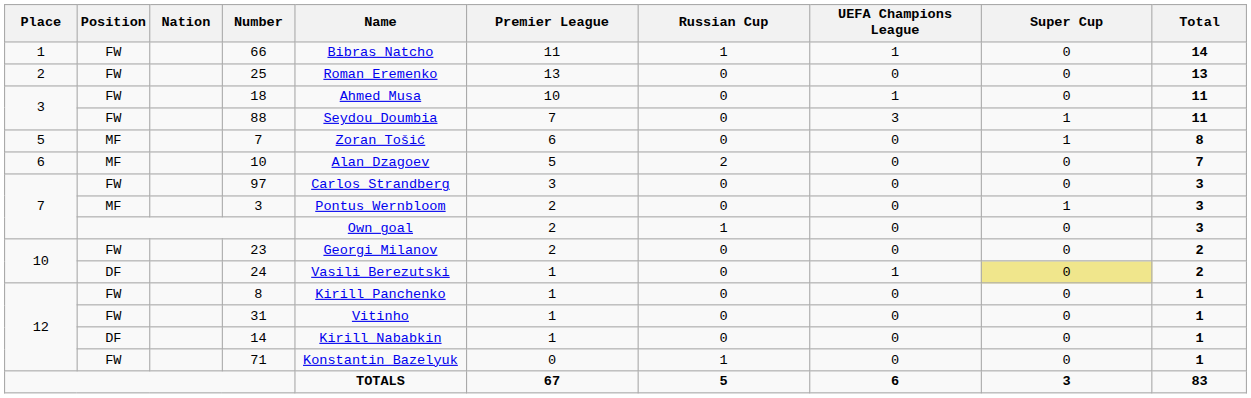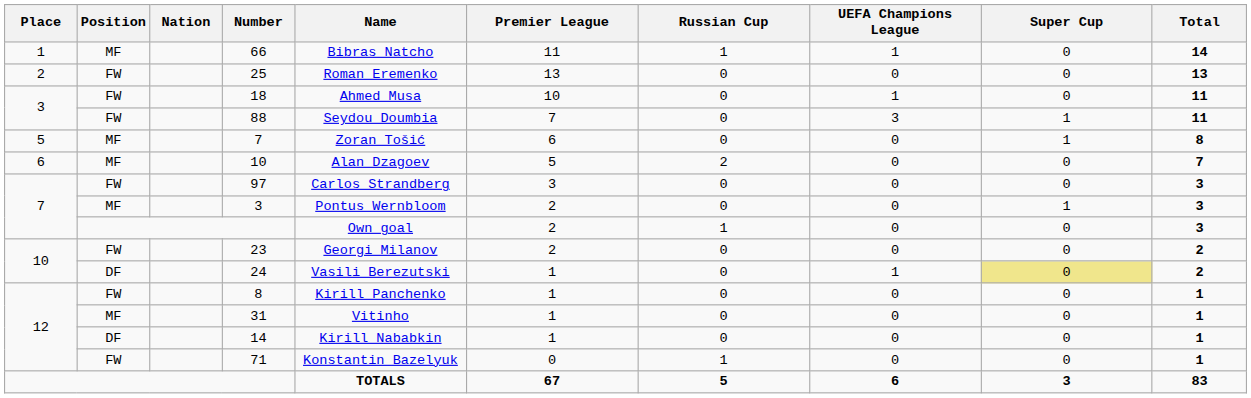(113, 53) FW -> (113, 53) MF
(113, 316) FW -> (113, 316) MF
